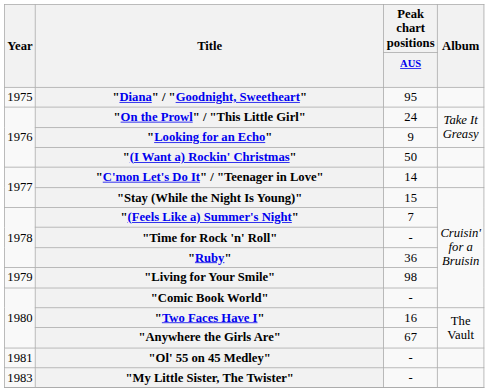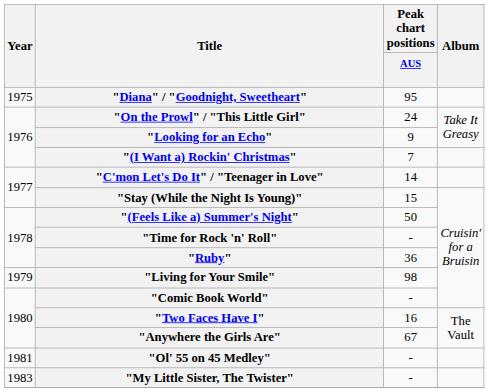(411, 157) 50 -> (411, 157) 7
(411, 217) 7 -> (411, 217) 50
